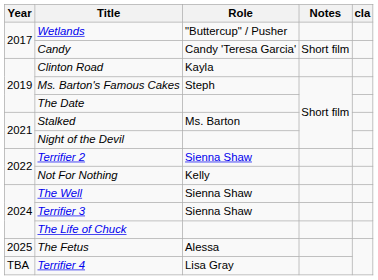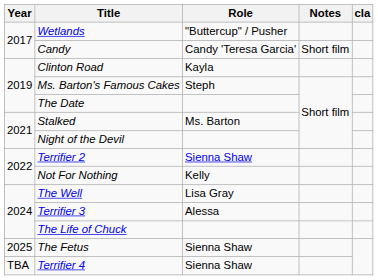(219, 193) Sienna Shaw -> (209, 193) Lisa Gray
(219, 211) Sienna Shaw -> (202, 211) Alessa
(202, 247) Alessa -> (219, 247) Sienna Shaw
(209, 265) Lisa Gray -> (219, 265) Sienna Shaw
